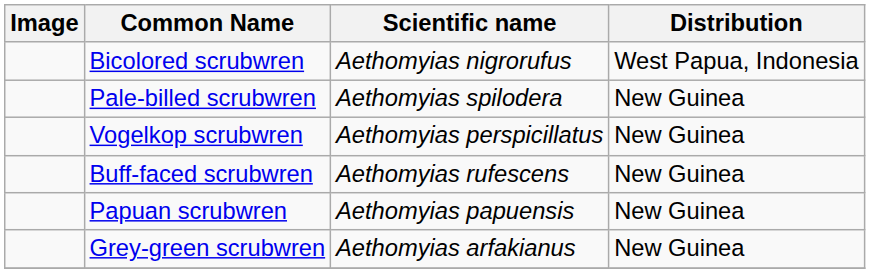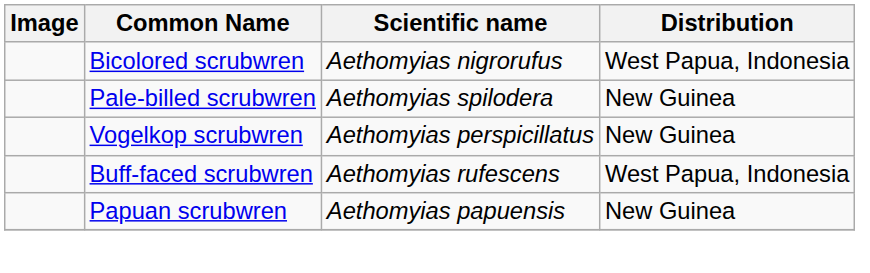(679, 173) New Guinea -> (727, 173) West Papua, Indonesia
- row: (207, 248)
